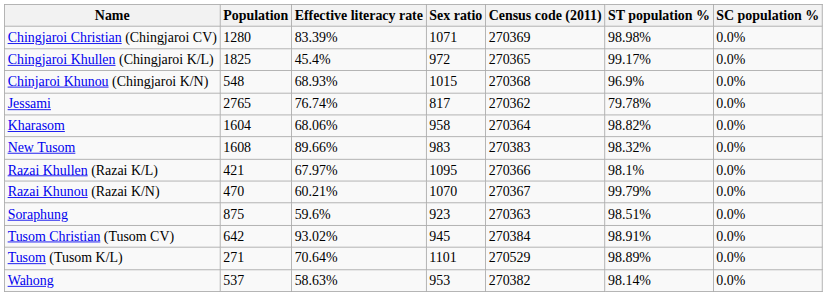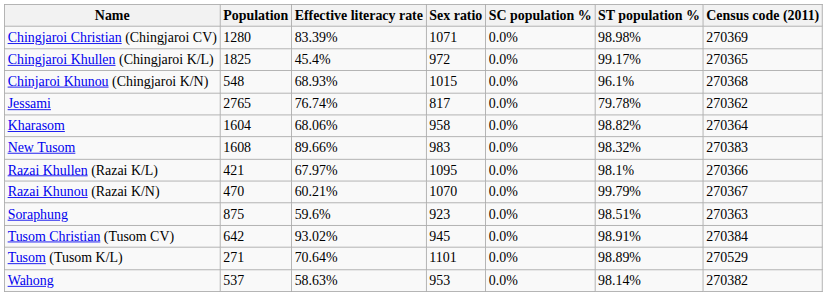columns swapped: (768, 15) <-> (545, 15)
(626, 81) 96.9% -> (616, 81) 96.1%
